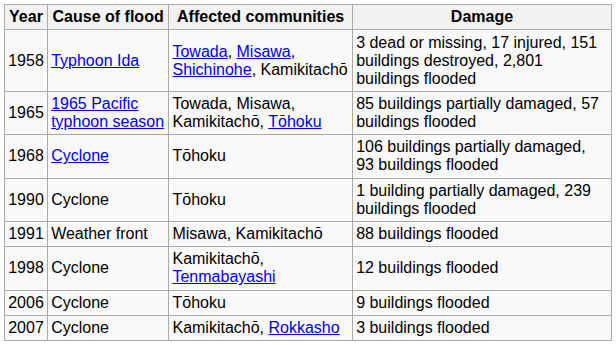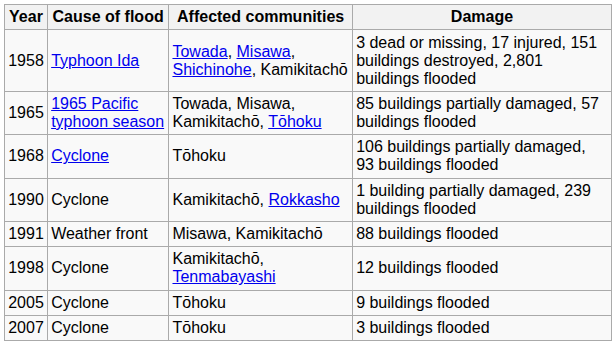(199, 199) Tōhoku -> (256, 199) Kamikitachō, Rokkasho
(26, 302) 2006 -> (26, 302) 2005
(256, 328) Kamikitachō, Rokkasho -> (199, 328) Tōhoku
